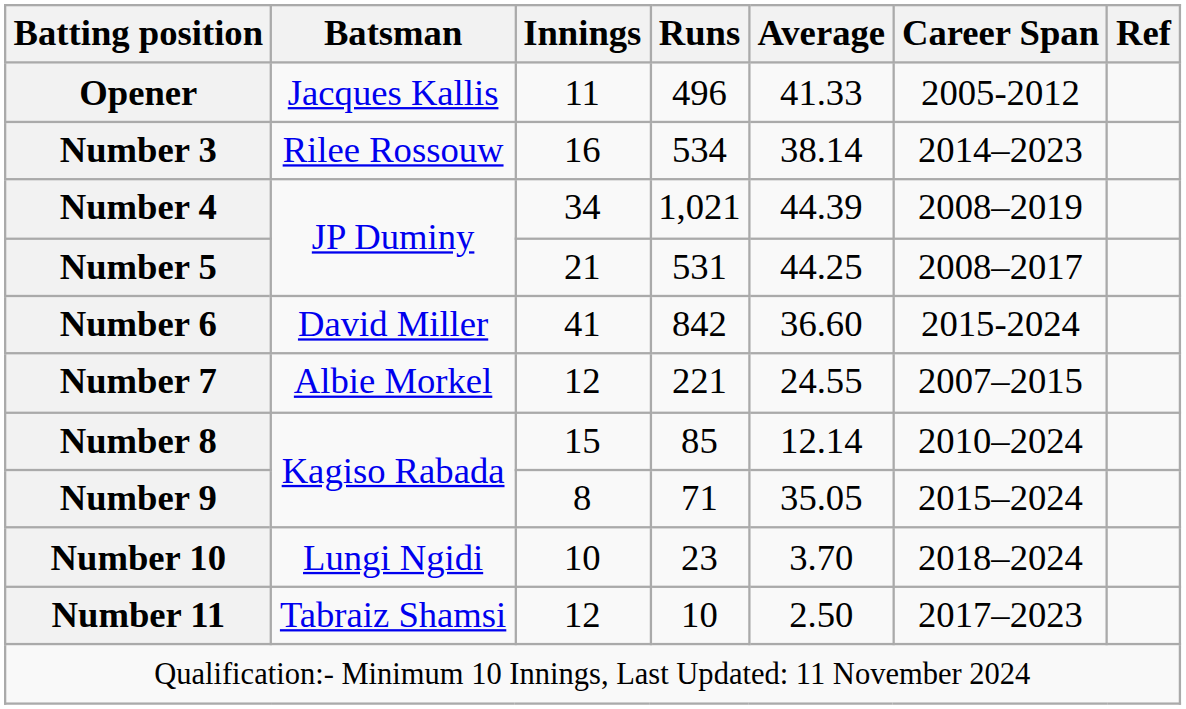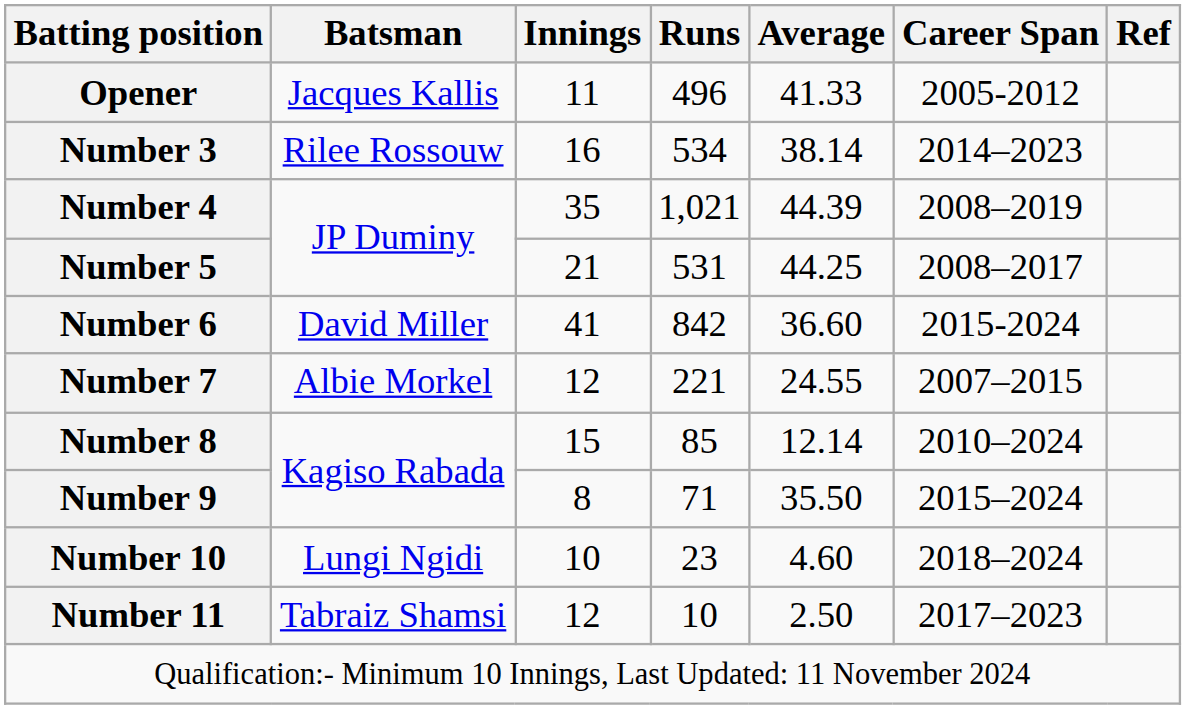(582, 207) 34 -> (582, 207) 35
(821, 498) 35.05 -> (821, 498) 35.50
(821, 556) 3.70 -> (821, 556) 4.60
